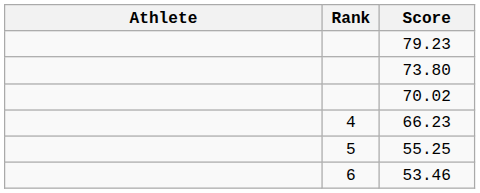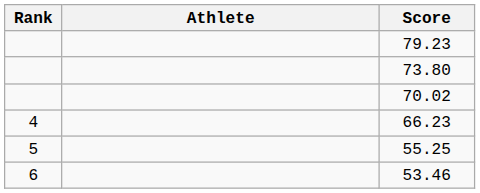columns swapped: (351, 18) <-> (163, 18)
